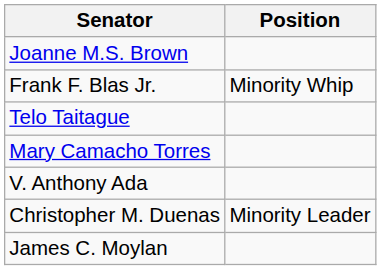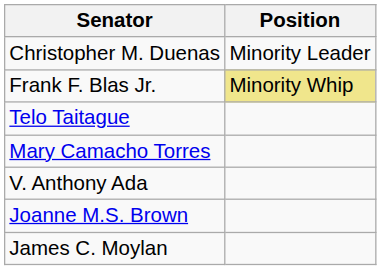rows swapped: (115, 215) <-> (99, 53)
(291, 85) no background -> (291, 85) khaki background
